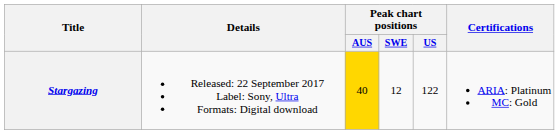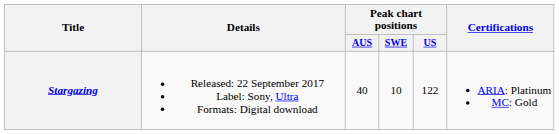(362, 90) gold background -> (362, 90) no background
(396, 90) 12 -> (396, 90) 10
